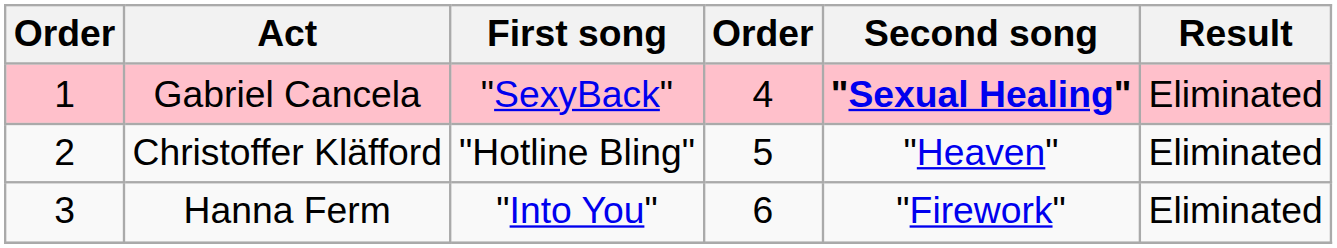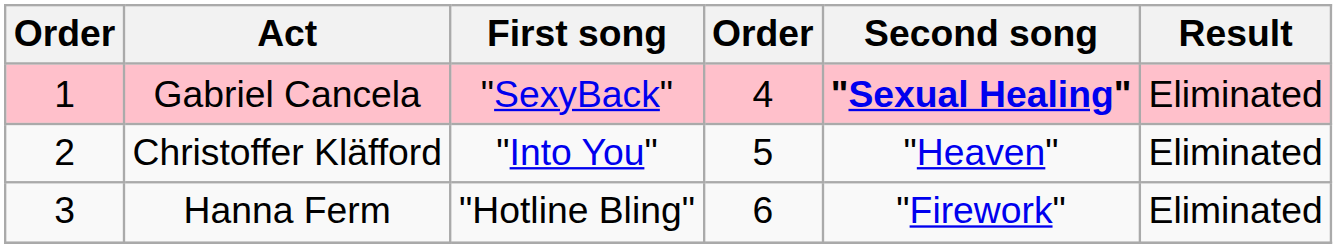(577, 152) "Hotline Bling" -> (577, 152) "Into You"
(577, 211) "Into You" -> (577, 211) "Hotline Bling"
